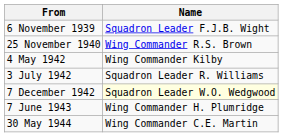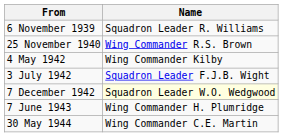(187, 28) Squadron Leader F.J.B. Wight -> (185, 28) Squadron Leader R. Williams
(185, 76) Squadron Leader R. Williams -> (187, 76) Squadron Leader F.J.B. Wight
